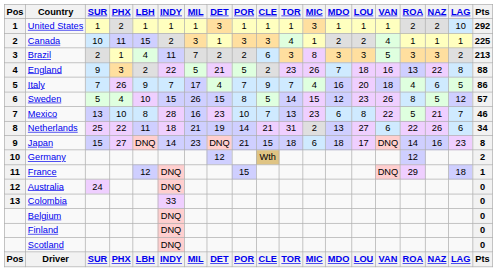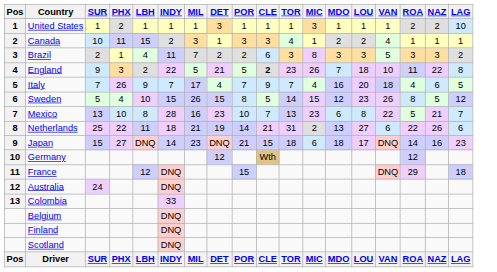- column: (483, 11)
(268, 70) normal -> (268, 70) bold
(388, 70) 16 -> (388, 70) 10
(413, 70) 13 -> (413, 70) 11
